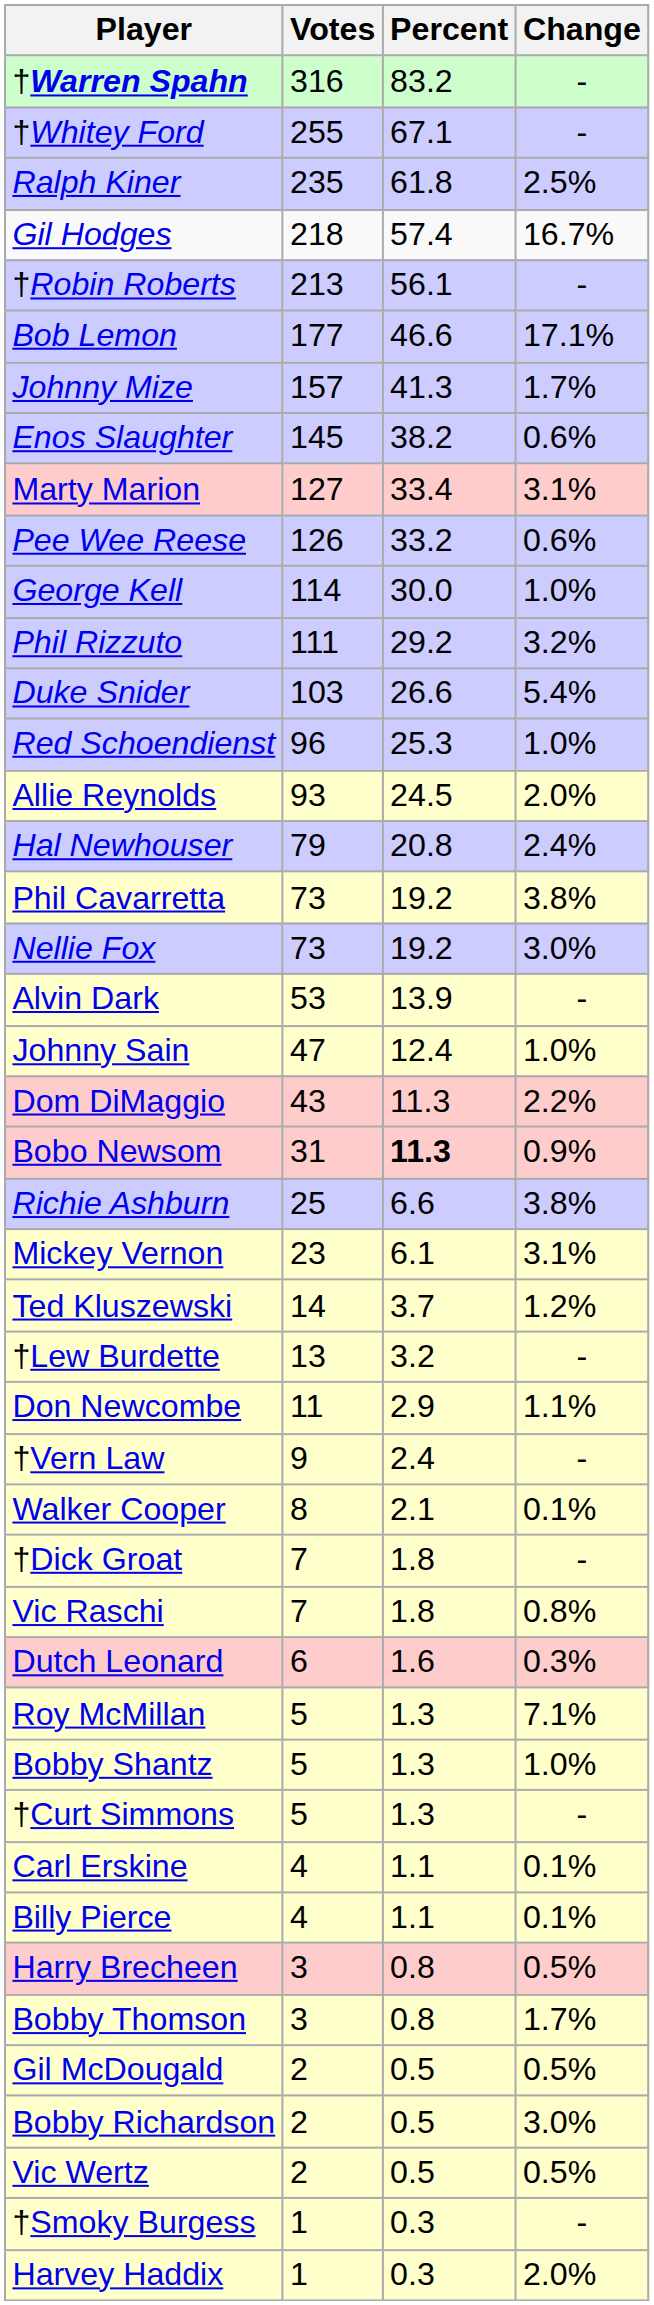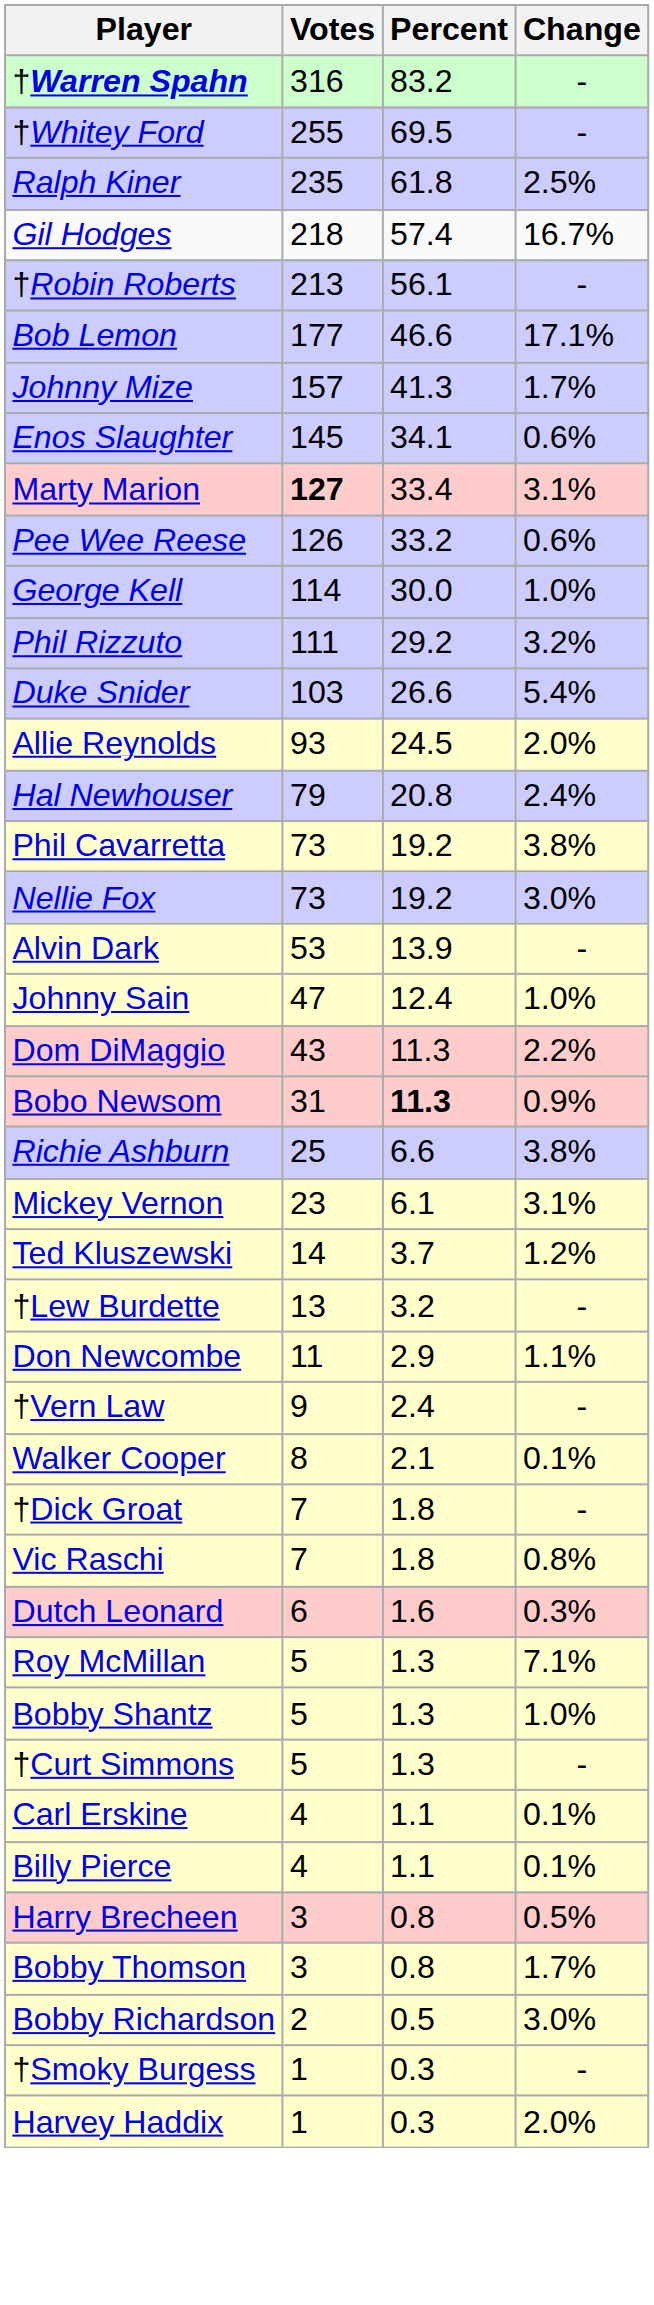(421, 132) 67.1 -> (421, 132) 69.5
(421, 438) 38.2 -> (421, 438) 34.1
(317, 489) normal -> (317, 489) bold
- row: (144, 744)
- row: (118, 2070)
- row: (81, 2172)
